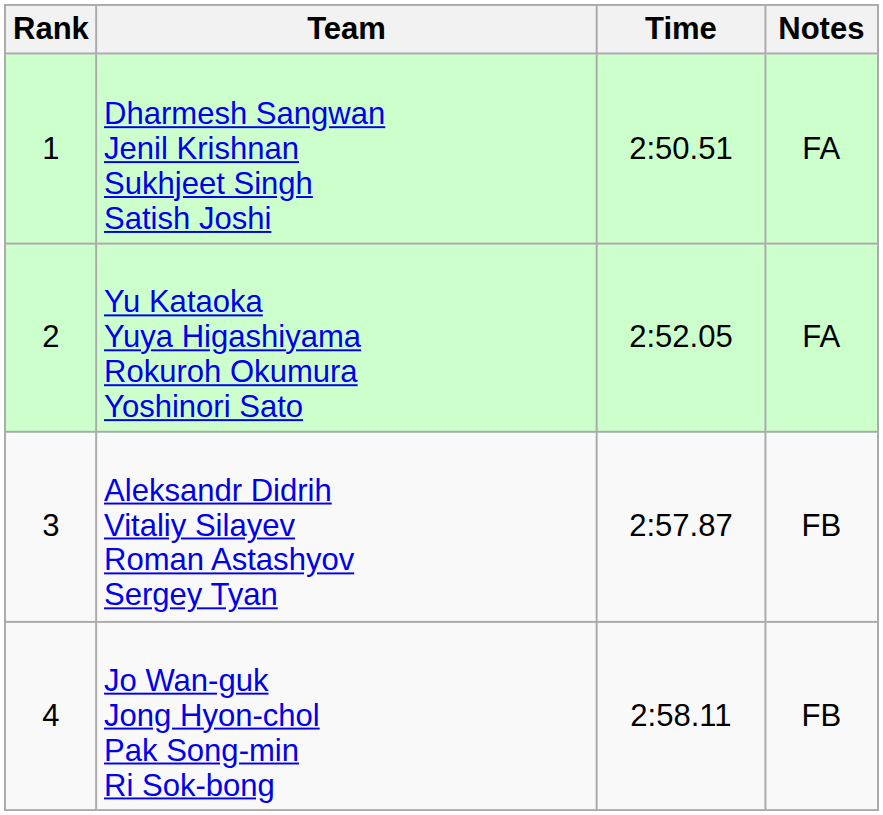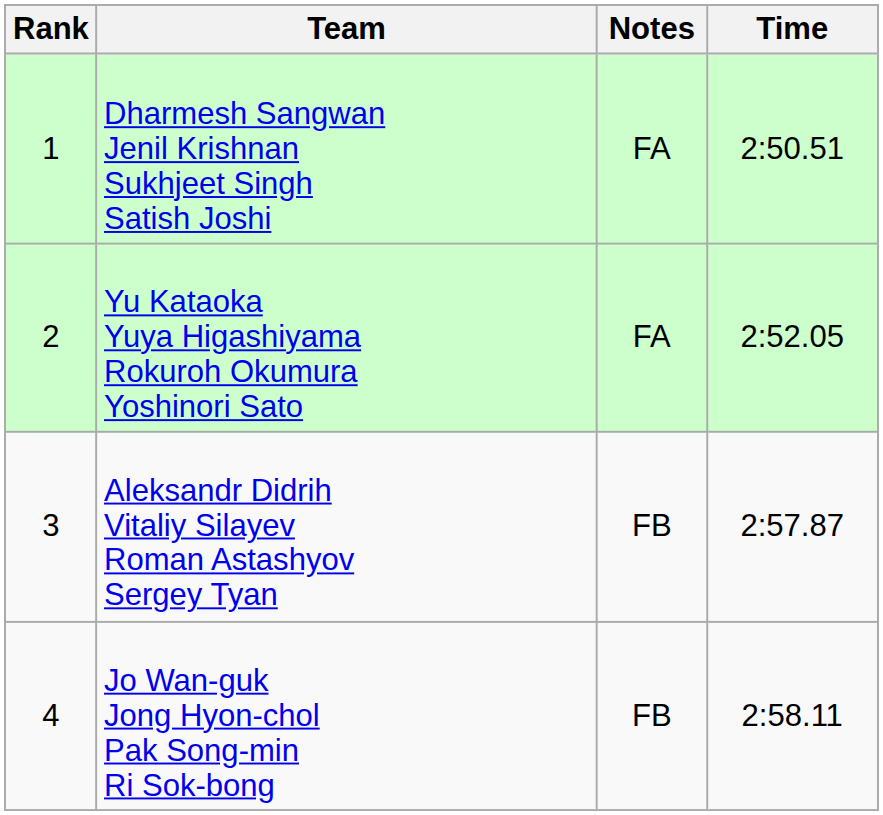columns swapped: (681, 29) <-> (821, 29)
